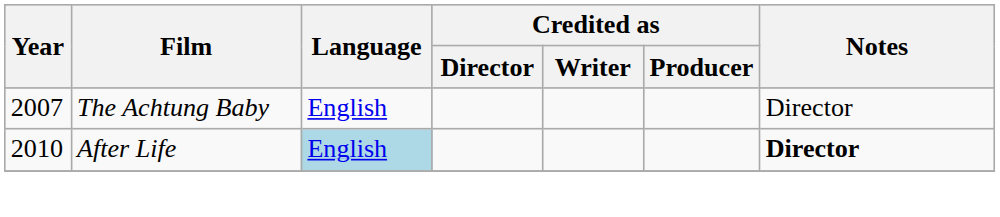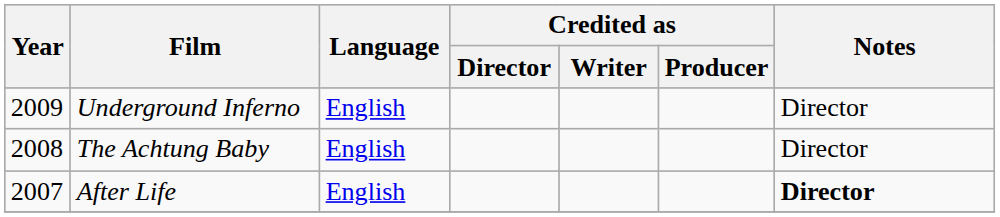+ row: (188, 107)
(37, 107) 2007 -> (37, 149) 2008
(37, 149) 2010 -> (37, 190) 2007
(347, 149) lightblue background -> (365, 190) no background
